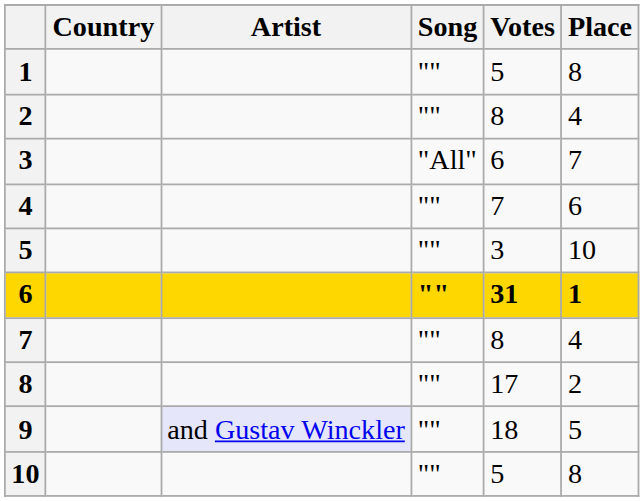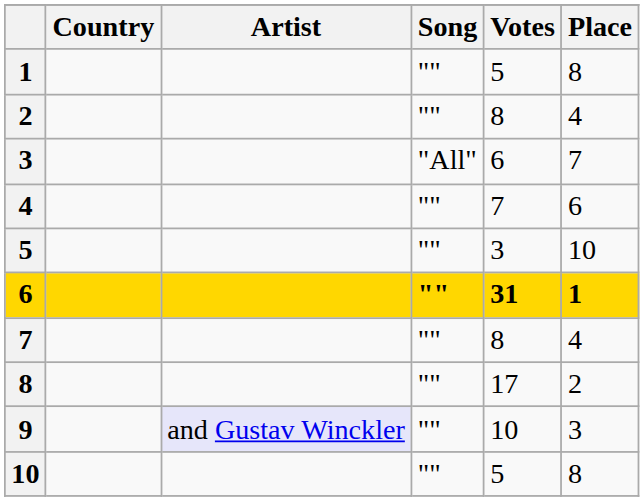(504, 428) 18 -> (504, 428) 10
(575, 428) 5 -> (575, 428) 3
